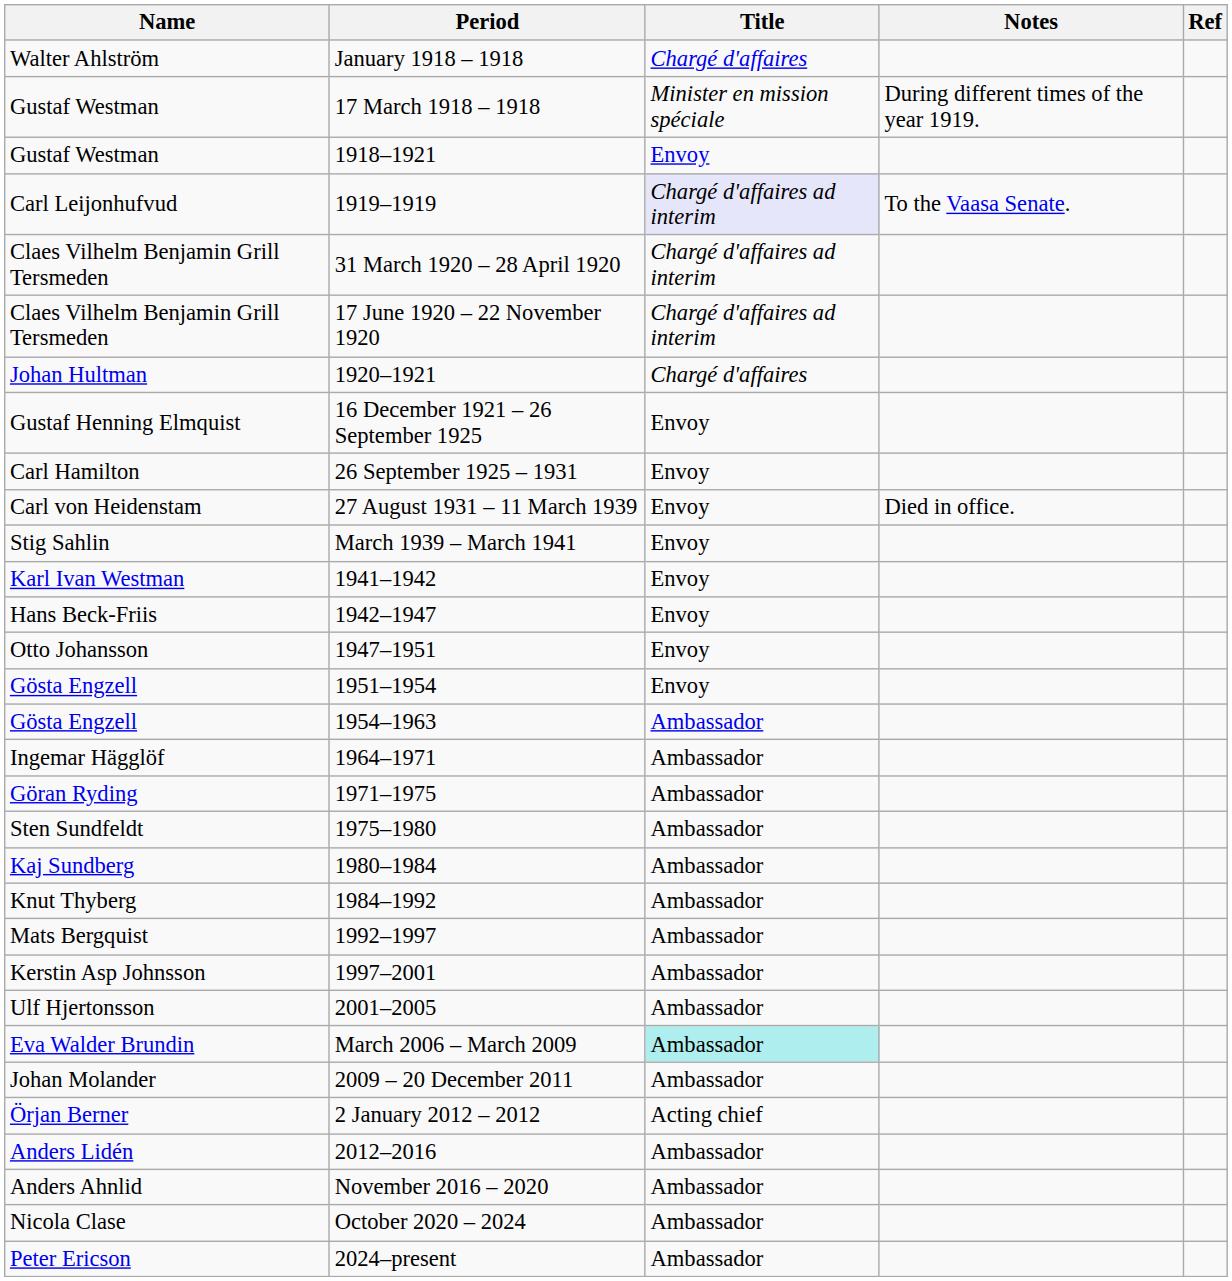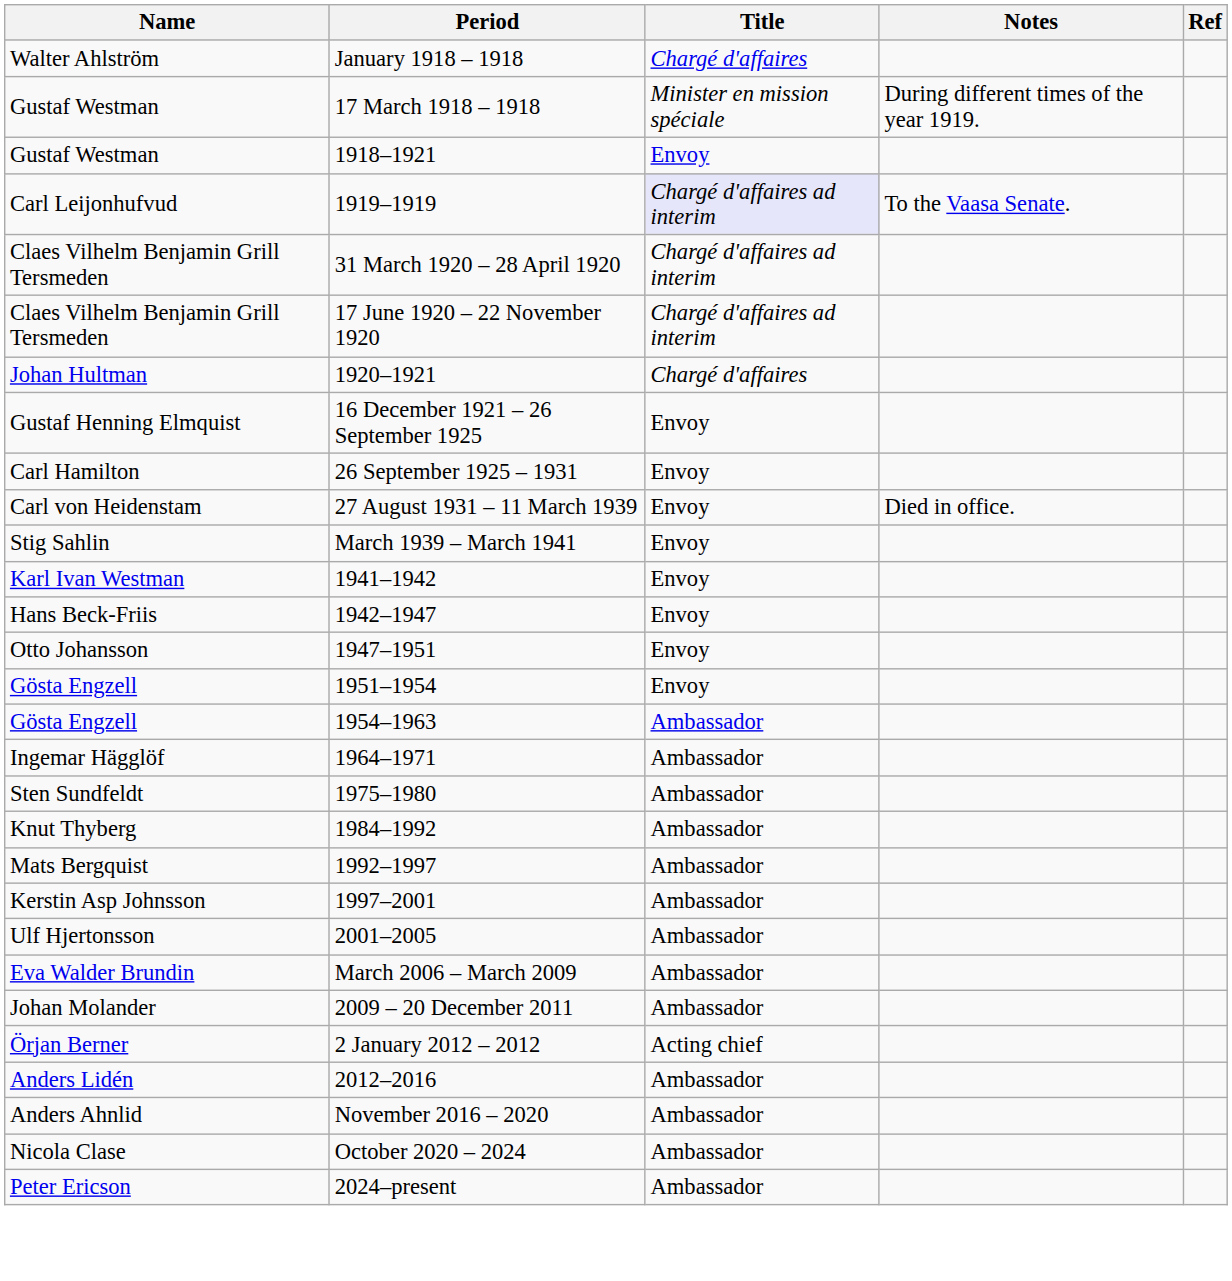- row: (74, 793)
- row: (72, 864)
(707, 1043) paleturquoise background -> (707, 972) no background
